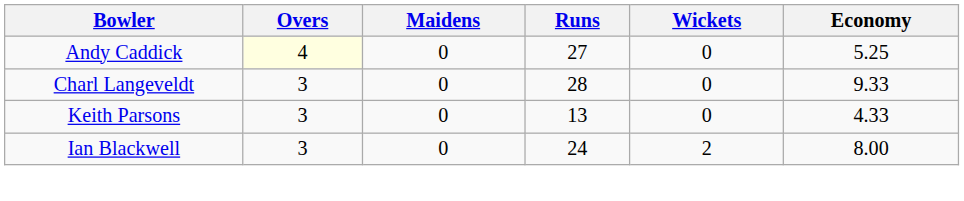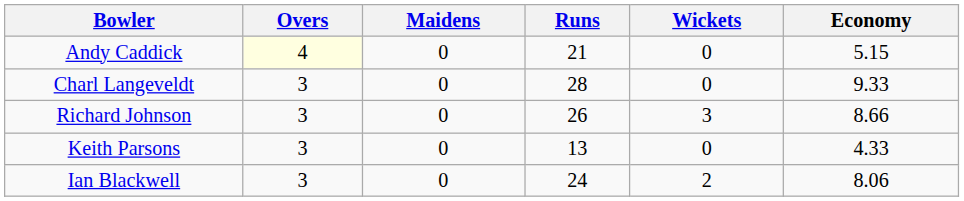(577, 52) 27 -> (577, 52) 21
(871, 52) 5.25 -> (871, 52) 5.15
+ row: (124, 116)
(871, 148) 8.00 -> (871, 180) 8.06
